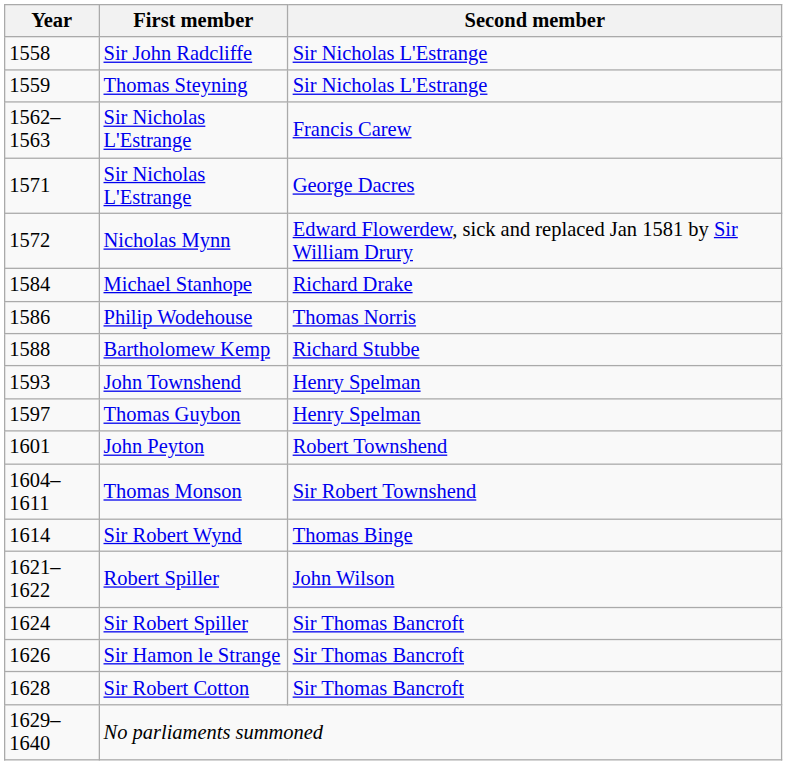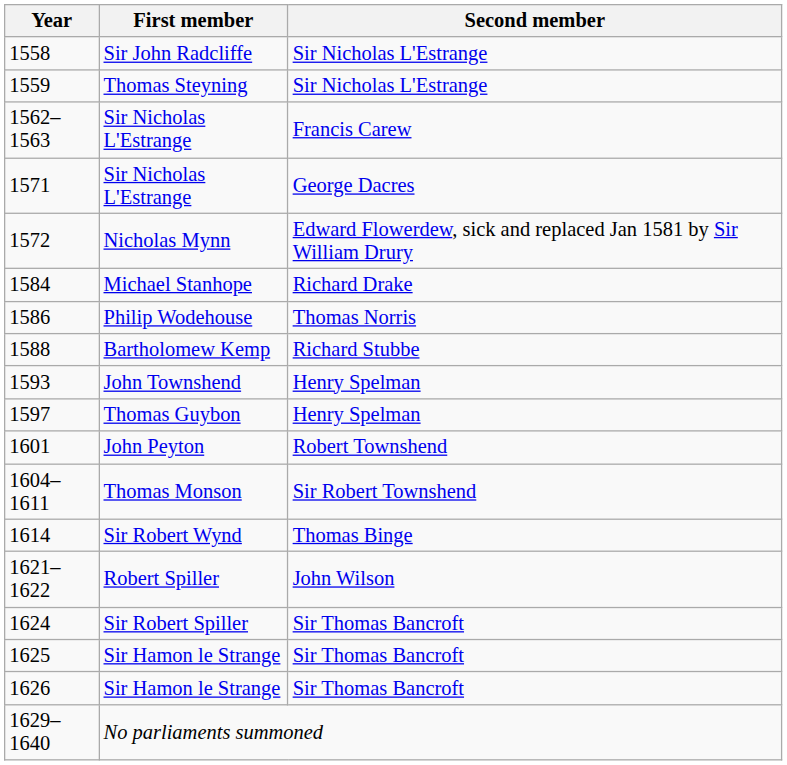+ row: (30, 655)
- row: (30, 688)
